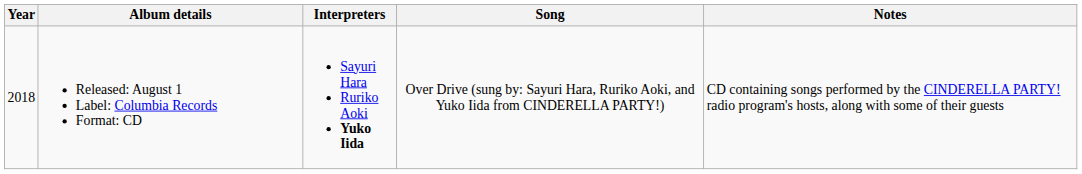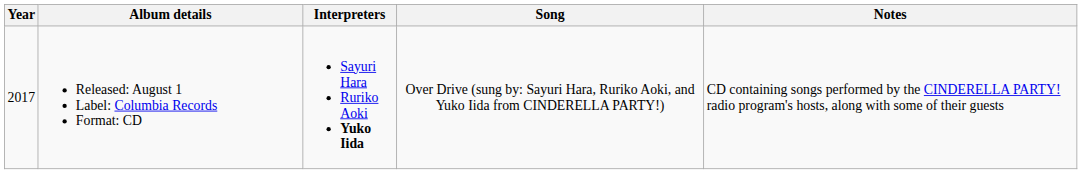(21, 97) 2018 -> (21, 97) 2017
